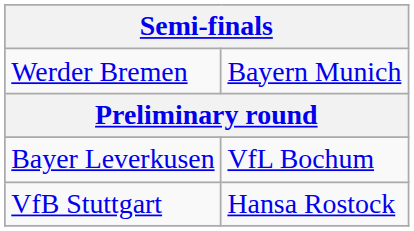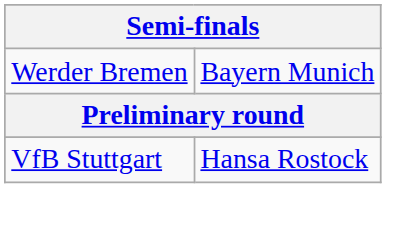- row: (113, 159)
